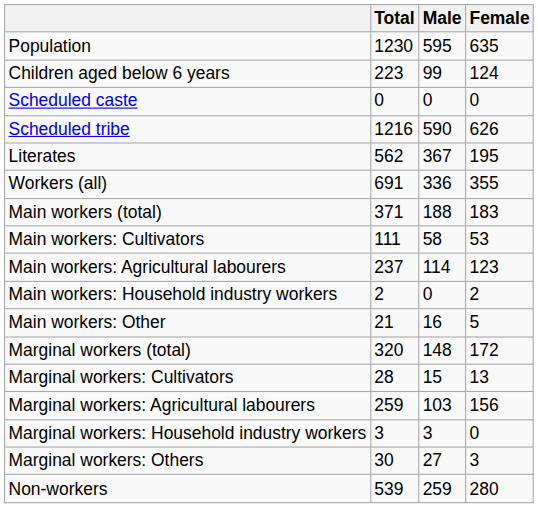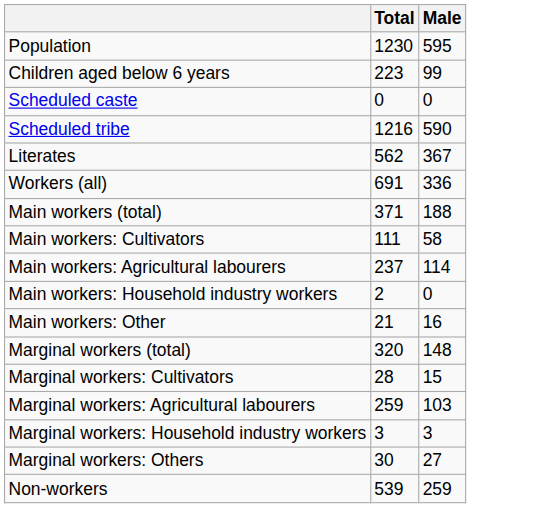- column: (500, 18)
